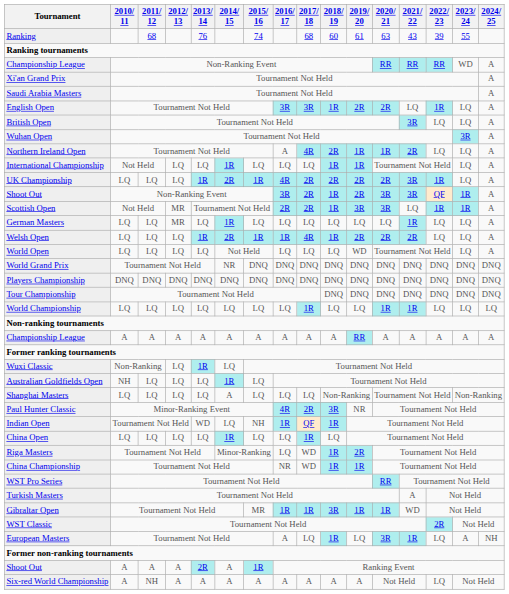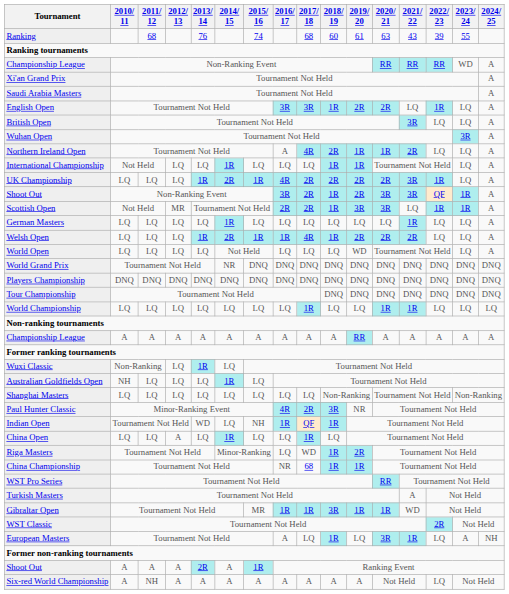(178, 222) MR -> (178, 222) LQ
(229, 394) A -> (229, 394) LQ
(178, 437) LQ -> (178, 437) A
(309, 466) WD -> (309, 466) 68
